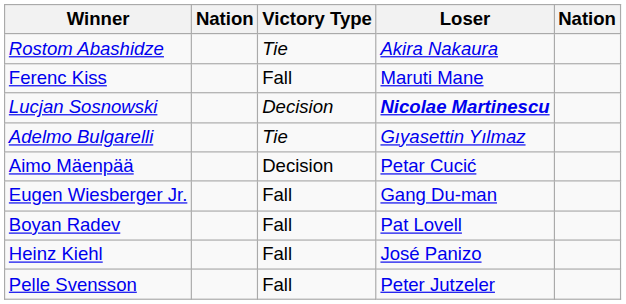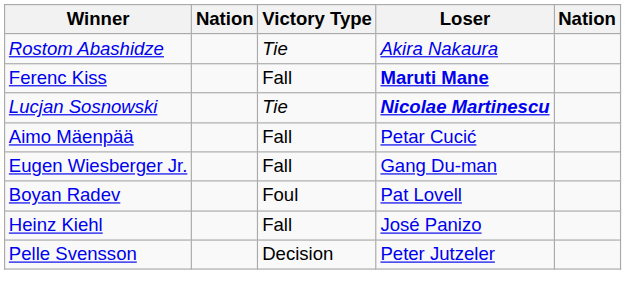(432, 78) normal -> (435, 78) bold
(298, 107) Decision -> (275, 107) Tie
- row: (81, 136)
(298, 166) Decision -> (277, 136) Fall
(277, 225) Fall -> (280, 195) Foul
(277, 284) Fall -> (298, 254) Decision
